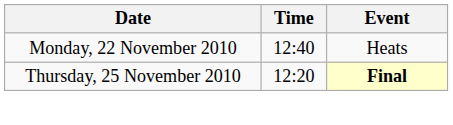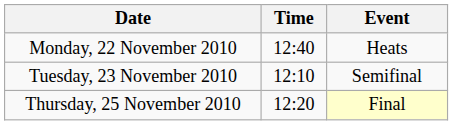+ row: (133, 76)
(387, 76) bold -> (387, 104) normal
